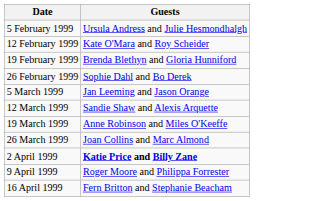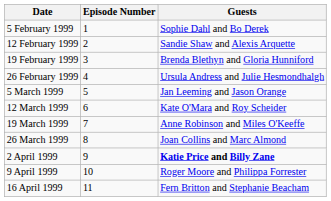+ column: (119, 12)
(165, 28) Ursula Andress and Julie Hesmondhalgh -> (214, 28) Sophie Dahl and Bo Derek
(146, 44) Kate O'Mara and Roy Scheider -> (228, 44) Sandie Shaw and Alexis Arquette
(137, 76) Sophie Dahl and Bo Derek -> (242, 76) Ursula Andress and Julie Hesmondhalgh
(150, 108) Sandie Shaw and Alexis Arquette -> (223, 108) Kate O'Mara and Roy Scheider
